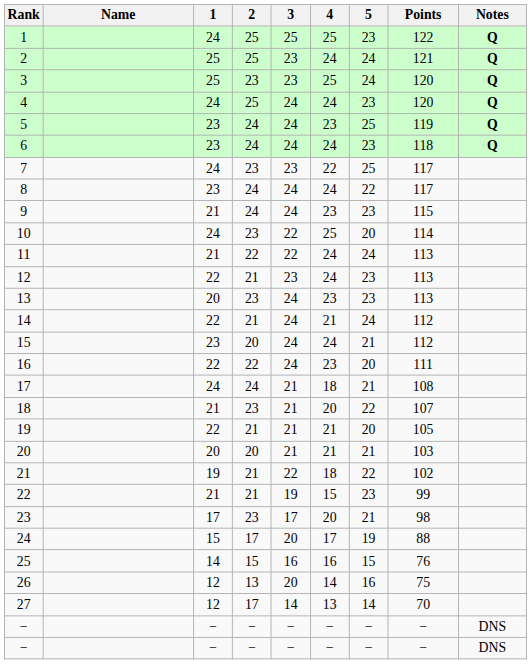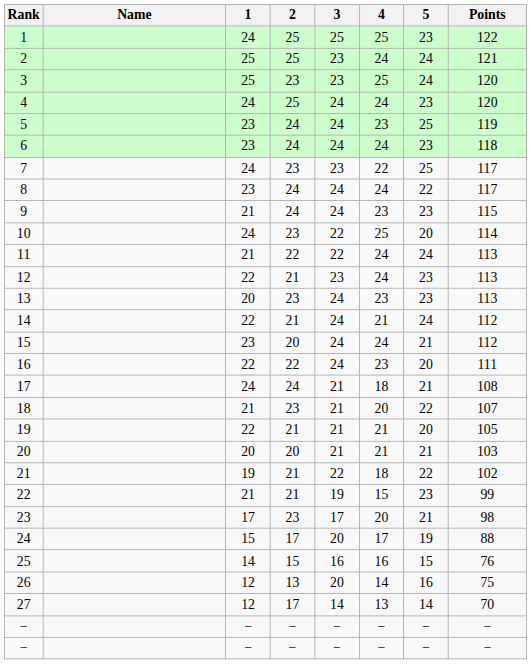- column: (492, 15)
